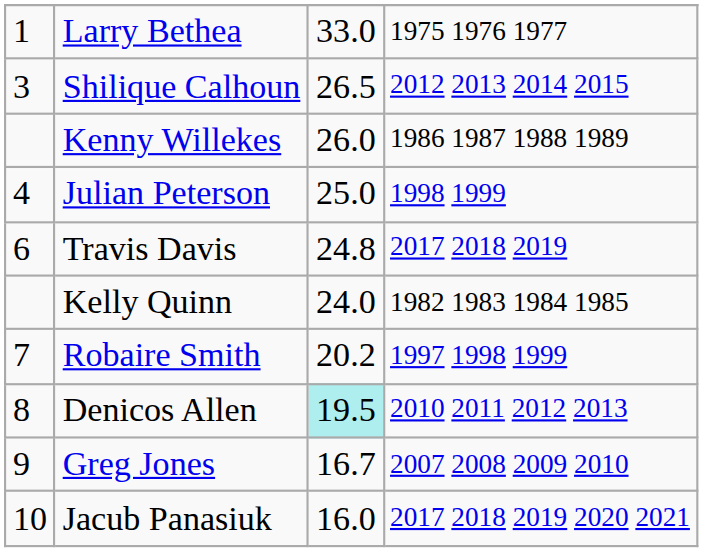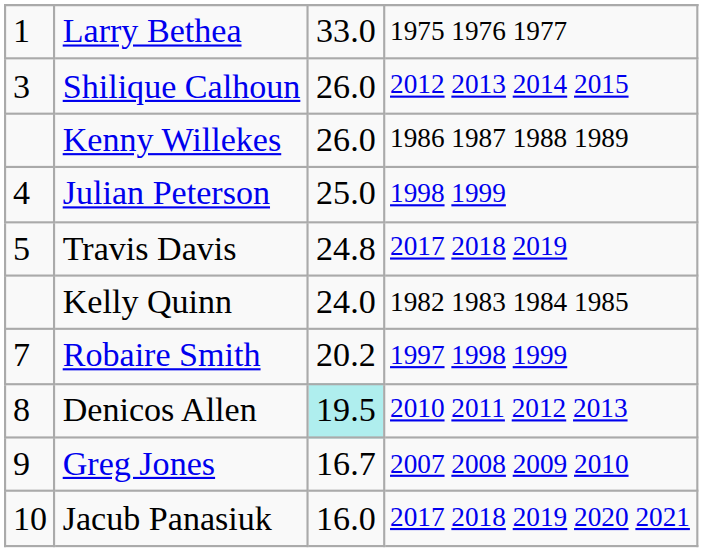(346, 85) 26.5 -> (346, 85) 26.0
(21, 247) 6 -> (21, 247) 5
